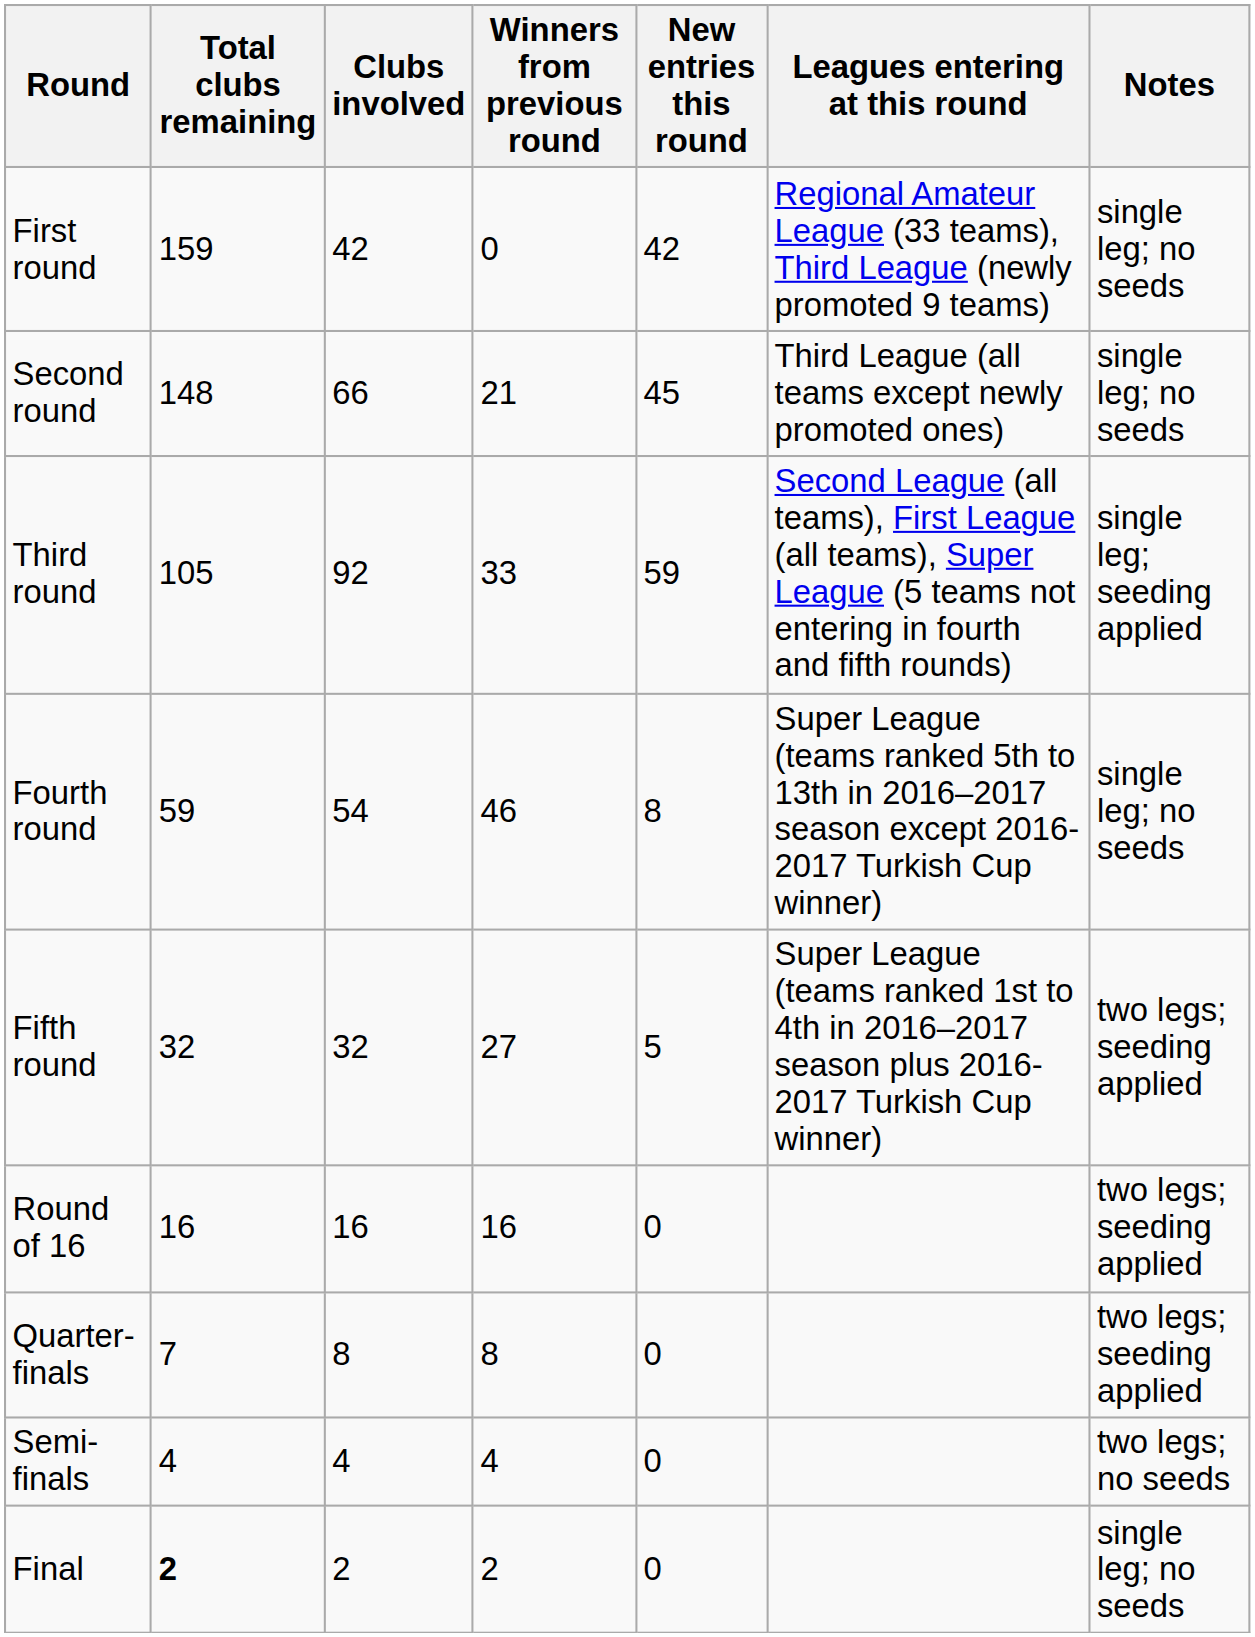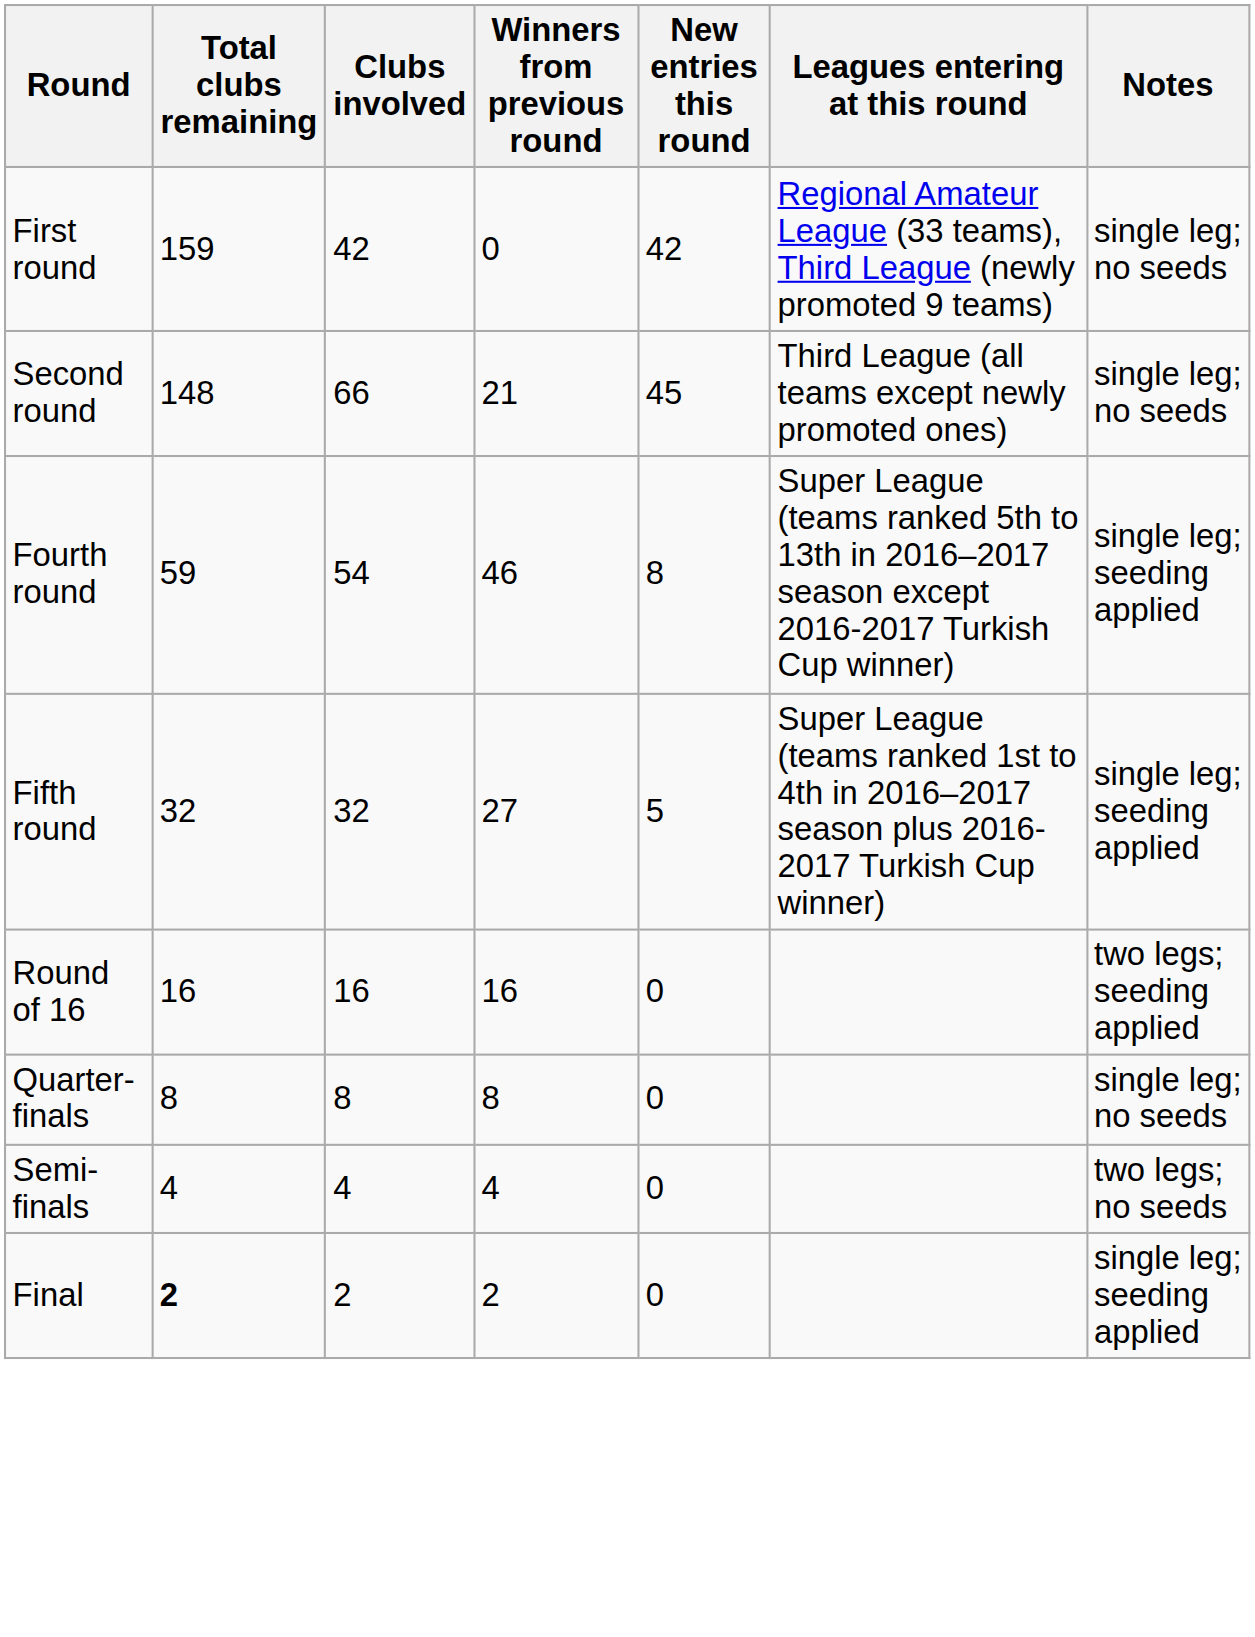- row: (55, 574)
(1146, 810) single leg; no seeds -> (1168, 574) single leg; seeding applied
(1162, 1047) two legs; seeding applied -> (1168, 810) single leg; seeding applied
(168, 1354) 7 -> (169, 1099) 8
(1162, 1354) two legs; seeding applied -> (1168, 1099) single leg; no seeds
(1146, 1568) single leg; no seeds -> (1168, 1295) single leg; seeding applied
